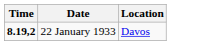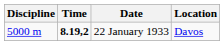+ column: (31, 13)
